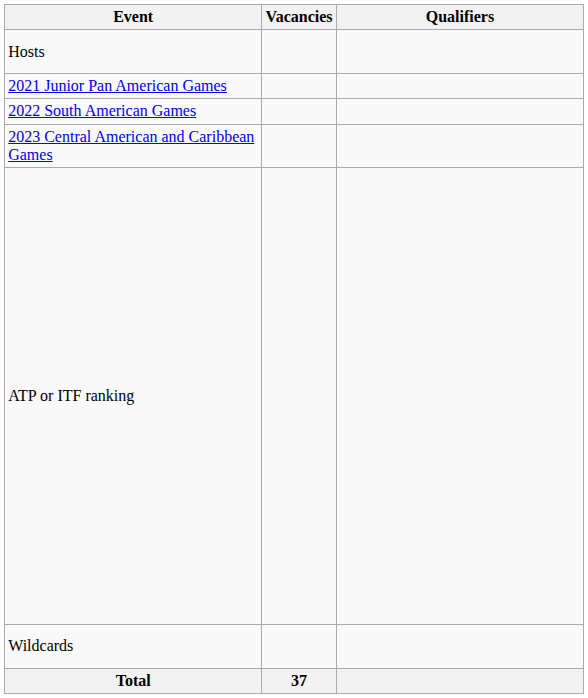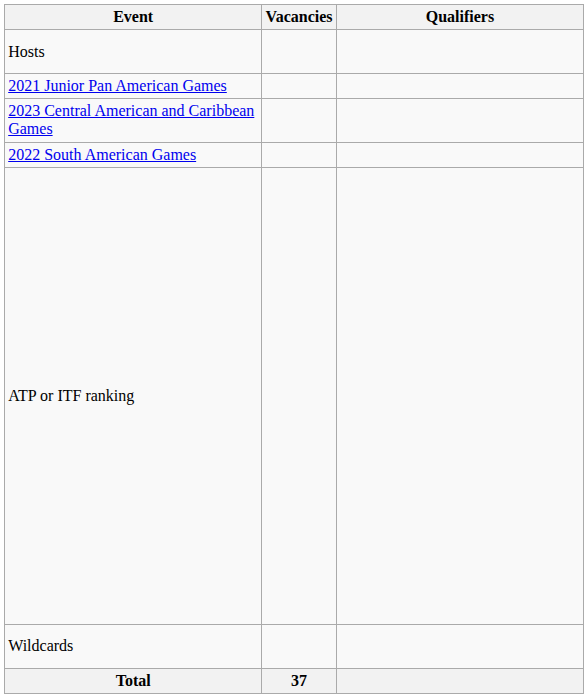rows swapped: (102, 111) <-> (131, 145)
